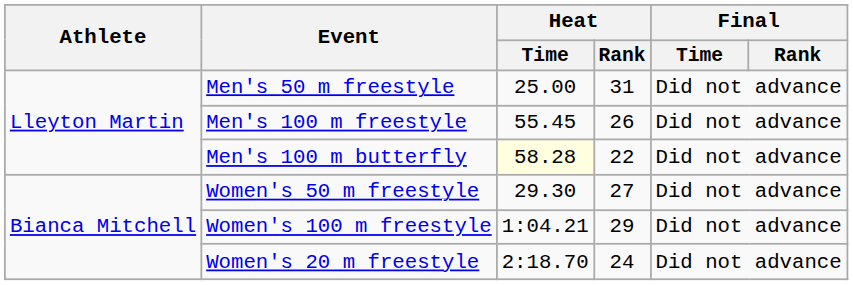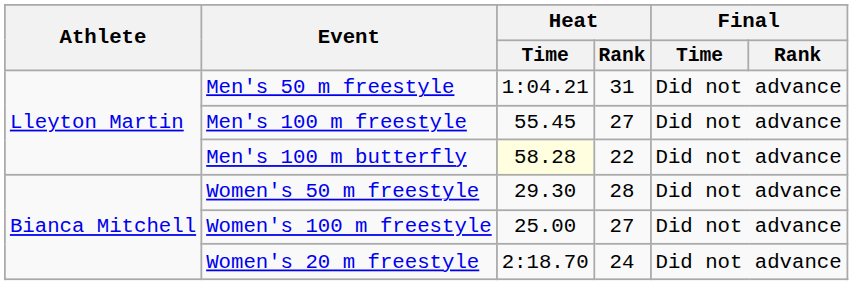(545, 88) 25.00 -> (545, 88) 1:04.21
(622, 122) 26 -> (622, 122) 27
(622, 192) 27 -> (622, 192) 28
(545, 227) 1:04.21 -> (545, 227) 25.00
(622, 227) 29 -> (622, 227) 27
